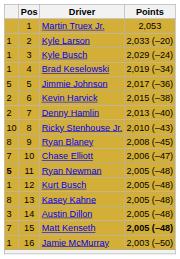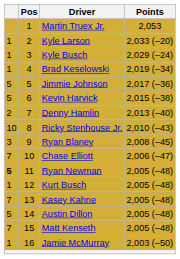(9, 98) 2 -> (9, 98) 5
(9, 142) 8 -> (9, 142) 3
(9, 199) 8 -> (9, 199) 7
(9, 214) 3 -> (9, 214) 5
(150, 228) bold -> (150, 228) normal
